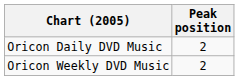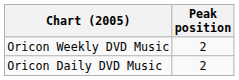rows swapped: (85, 47) <-> (88, 66)
